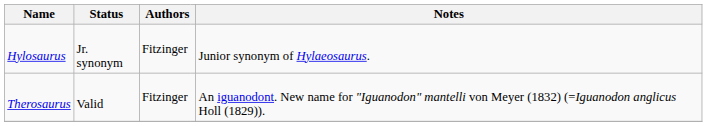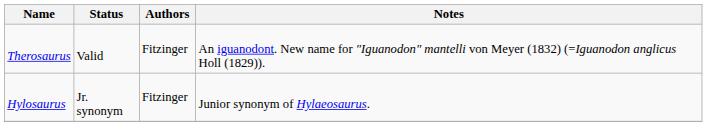rows swapped: (36, 55) <-> (39, 104)
